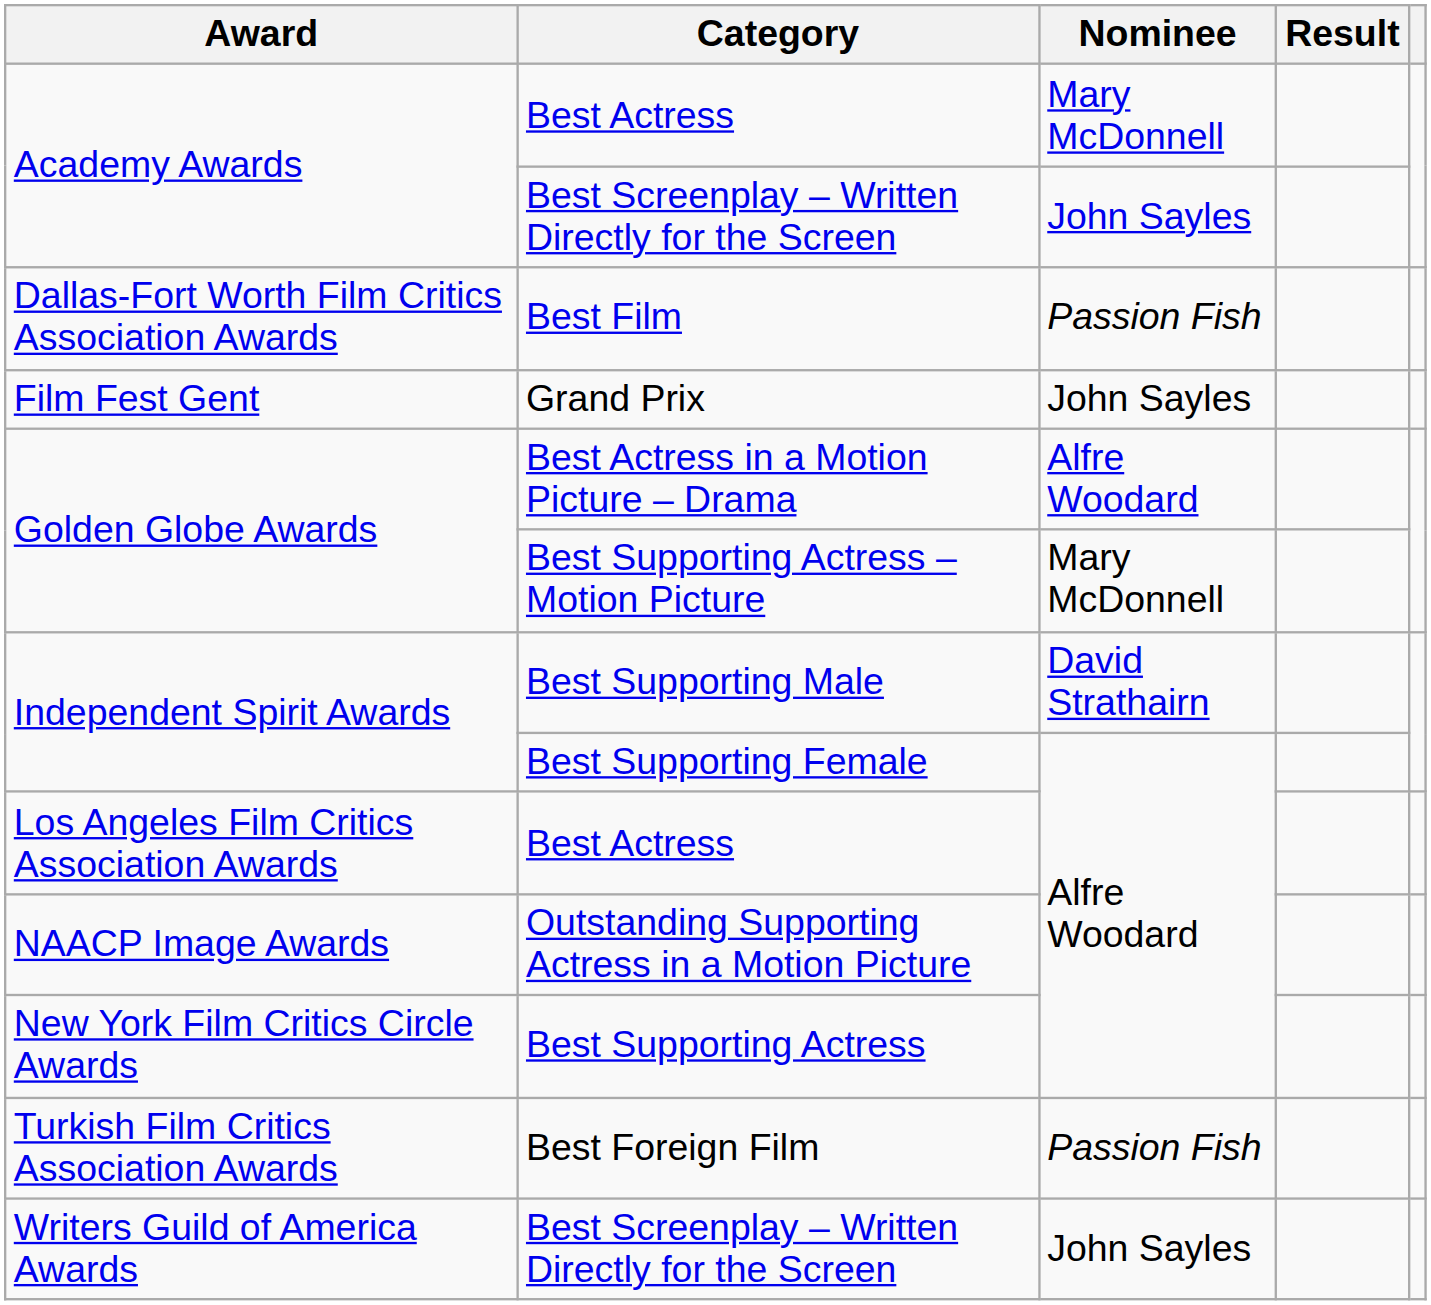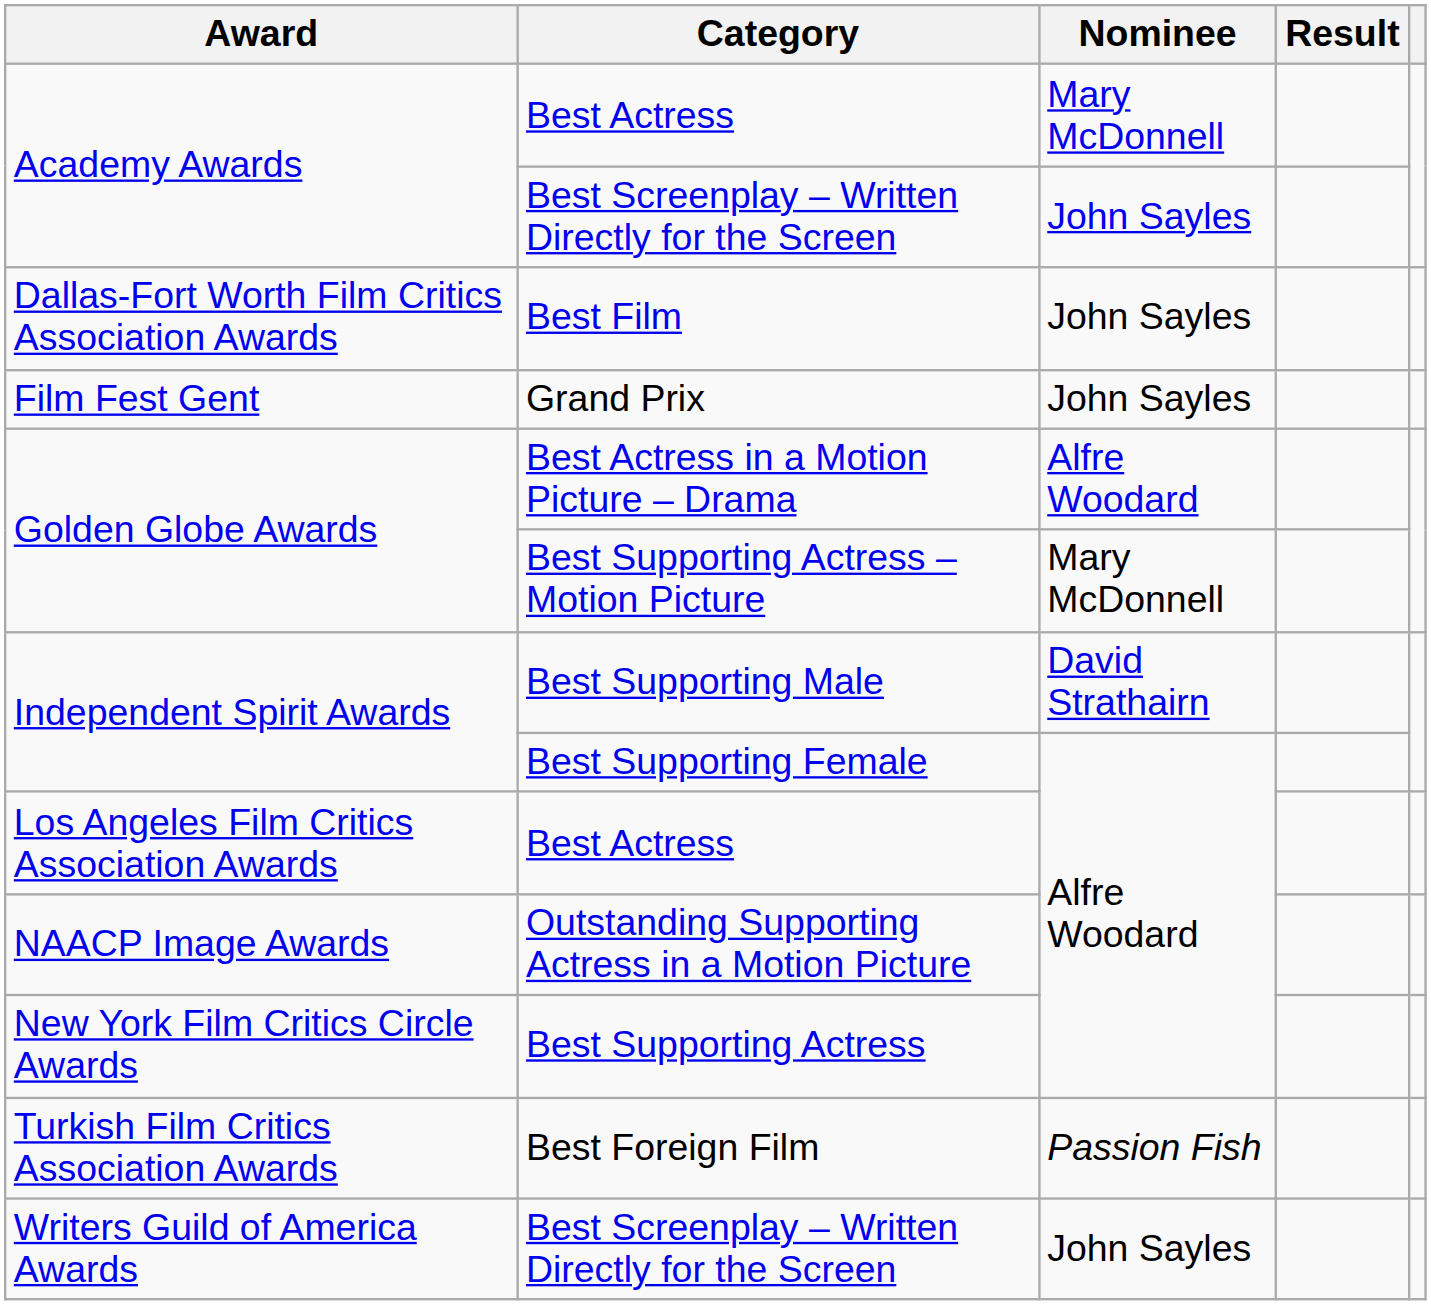(1154, 317) Passion Fish -> (1149, 317) John Sayles
